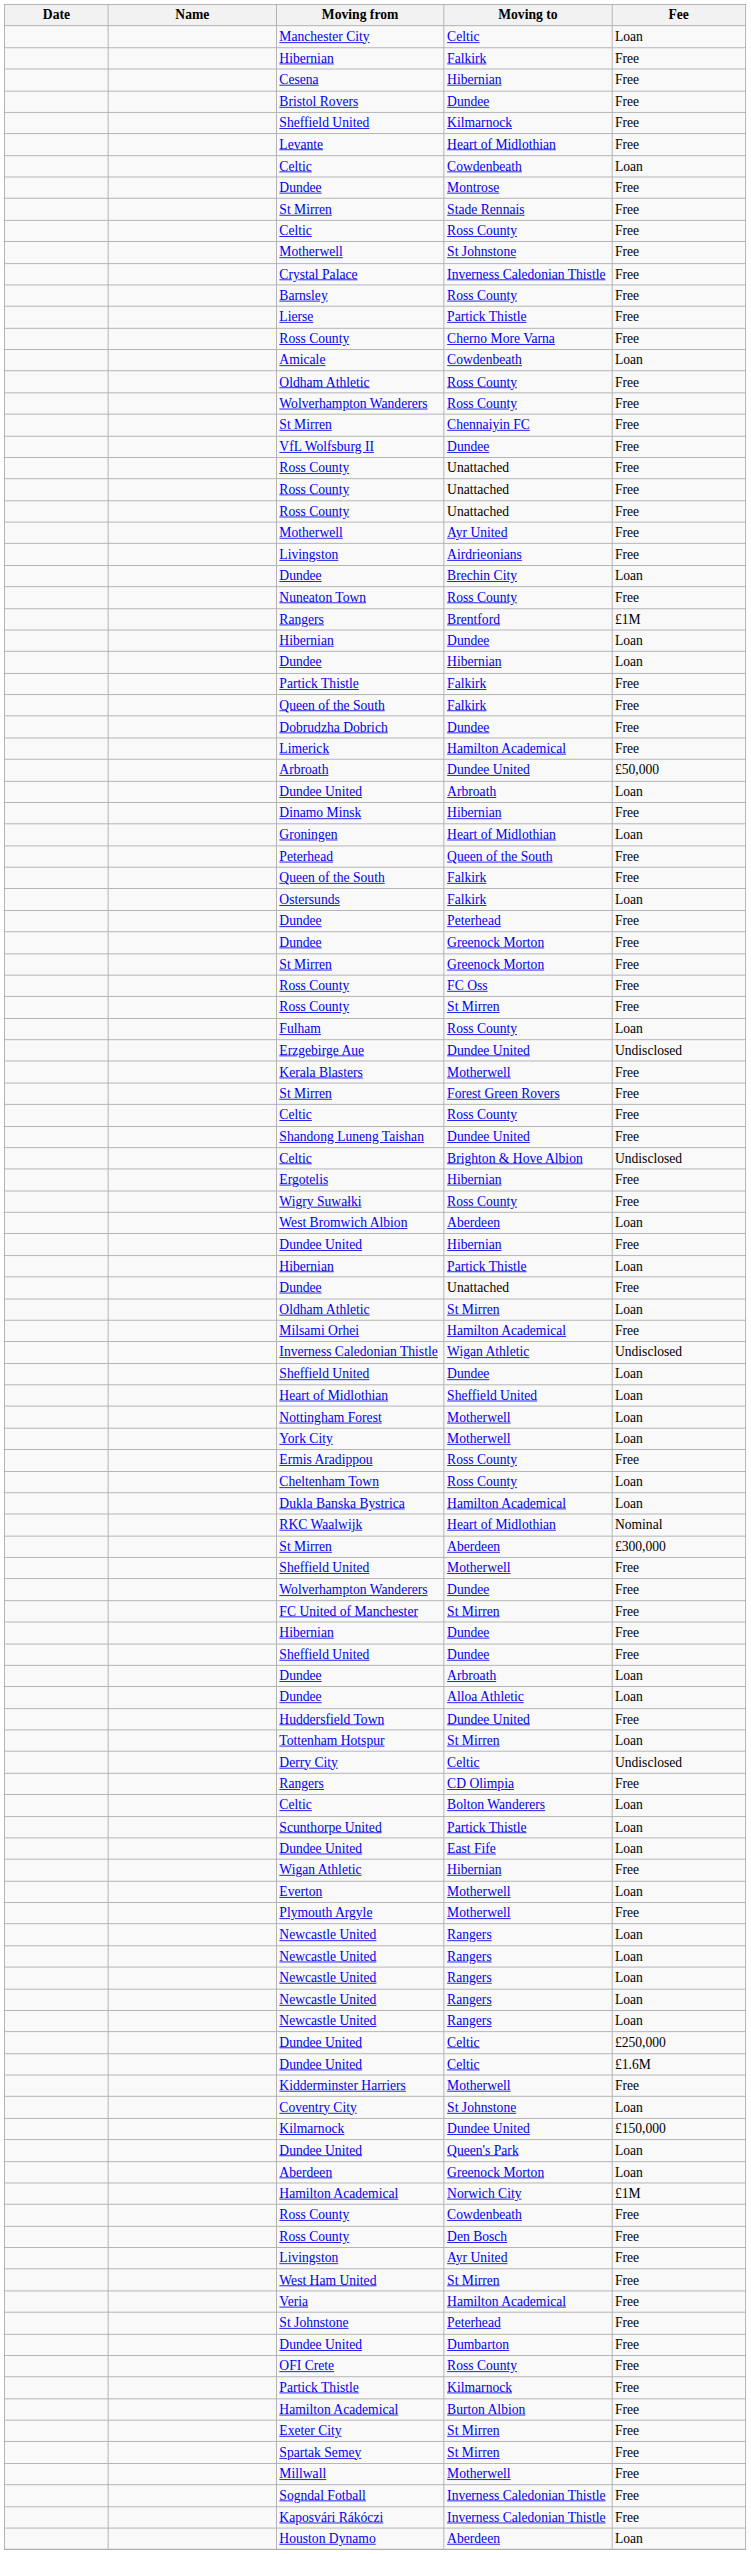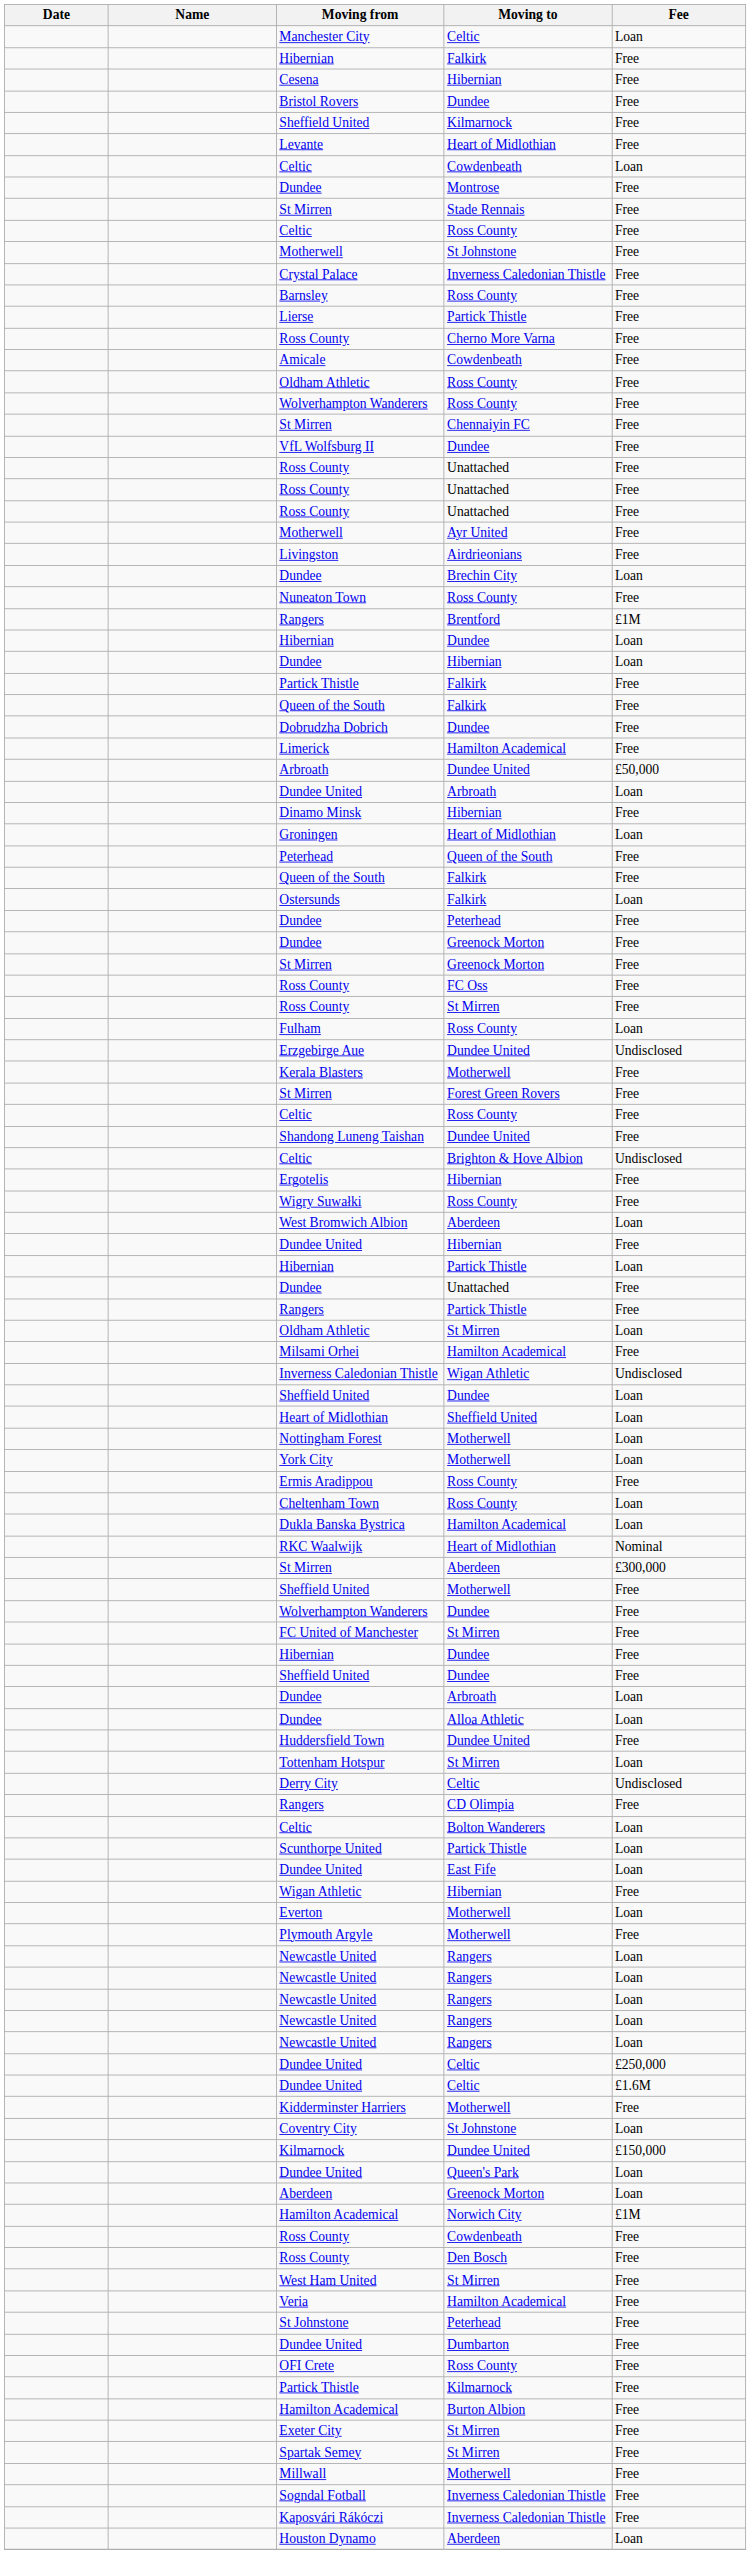(629, 360) Loan -> (627, 360) Free
+ row: (302, 1309)
- row: (309, 2258)
